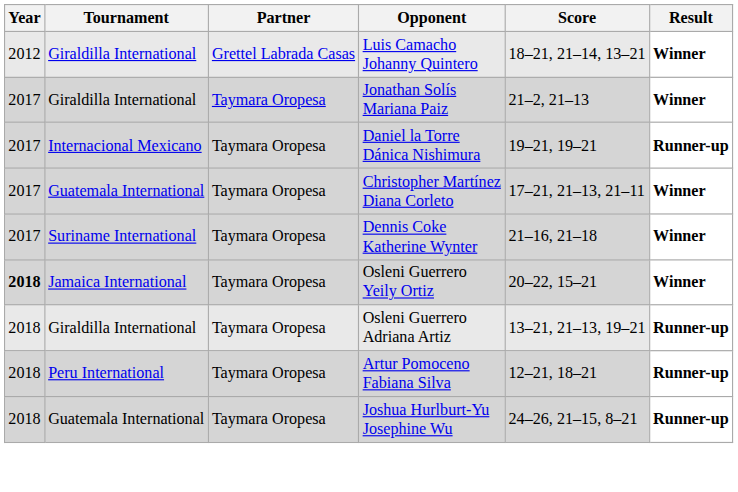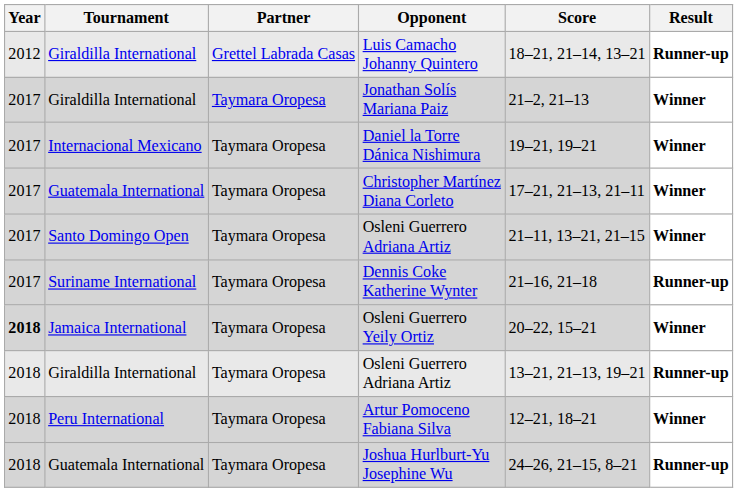(679, 54) Winner -> (691, 54) Runner-up
(691, 145) Runner-up -> (679, 145) Winner
+ row: (118, 236)
(679, 236) Winner -> (691, 282) Runner-up
(691, 373) Runner-up -> (679, 419) Winner
